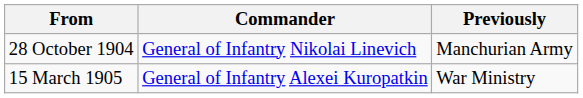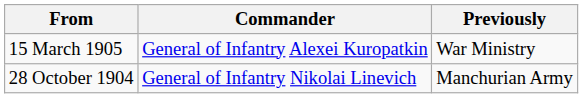rows swapped: (71, 48) <-> (66, 78)
